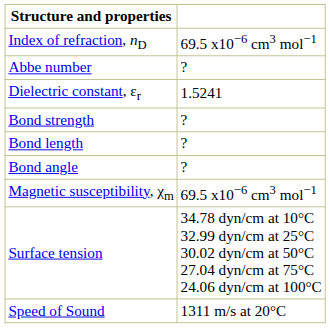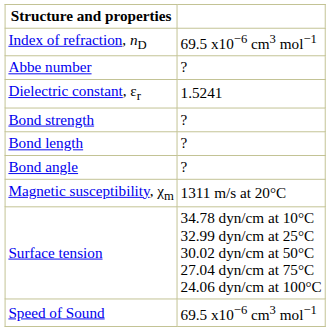(249, 192) 69.5 x10−6 cm3 mol−1 -> (233, 192) 1311 m/s at 20°C
(233, 310) 1311 m/s at 20°C -> (249, 312) 69.5 x10−6 cm3 mol−1
